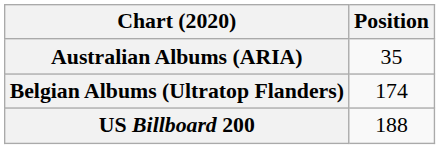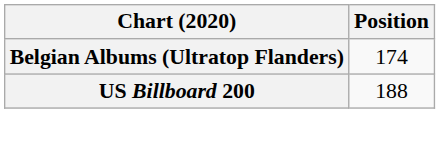- row: (177, 56)
